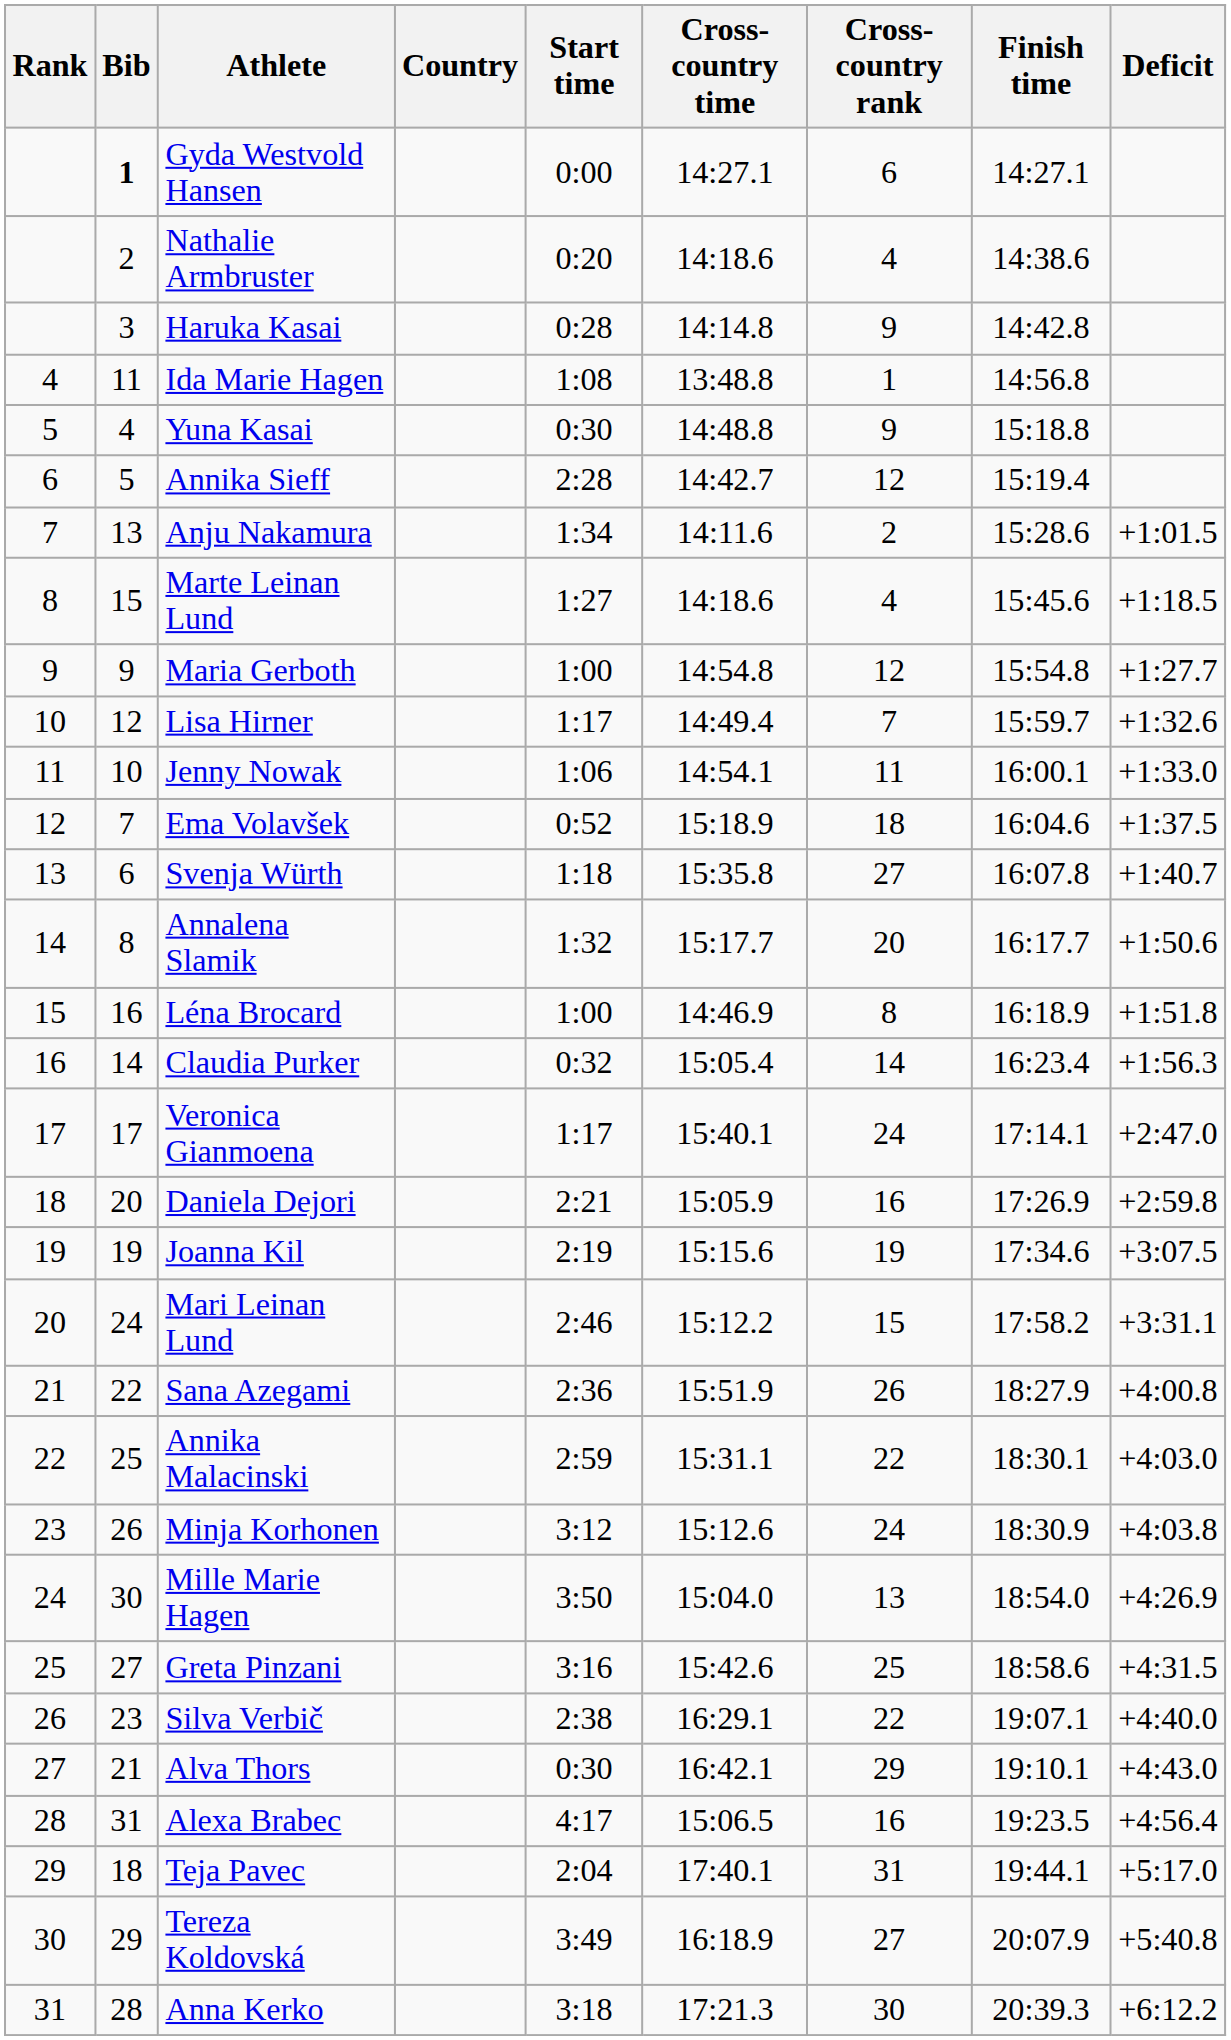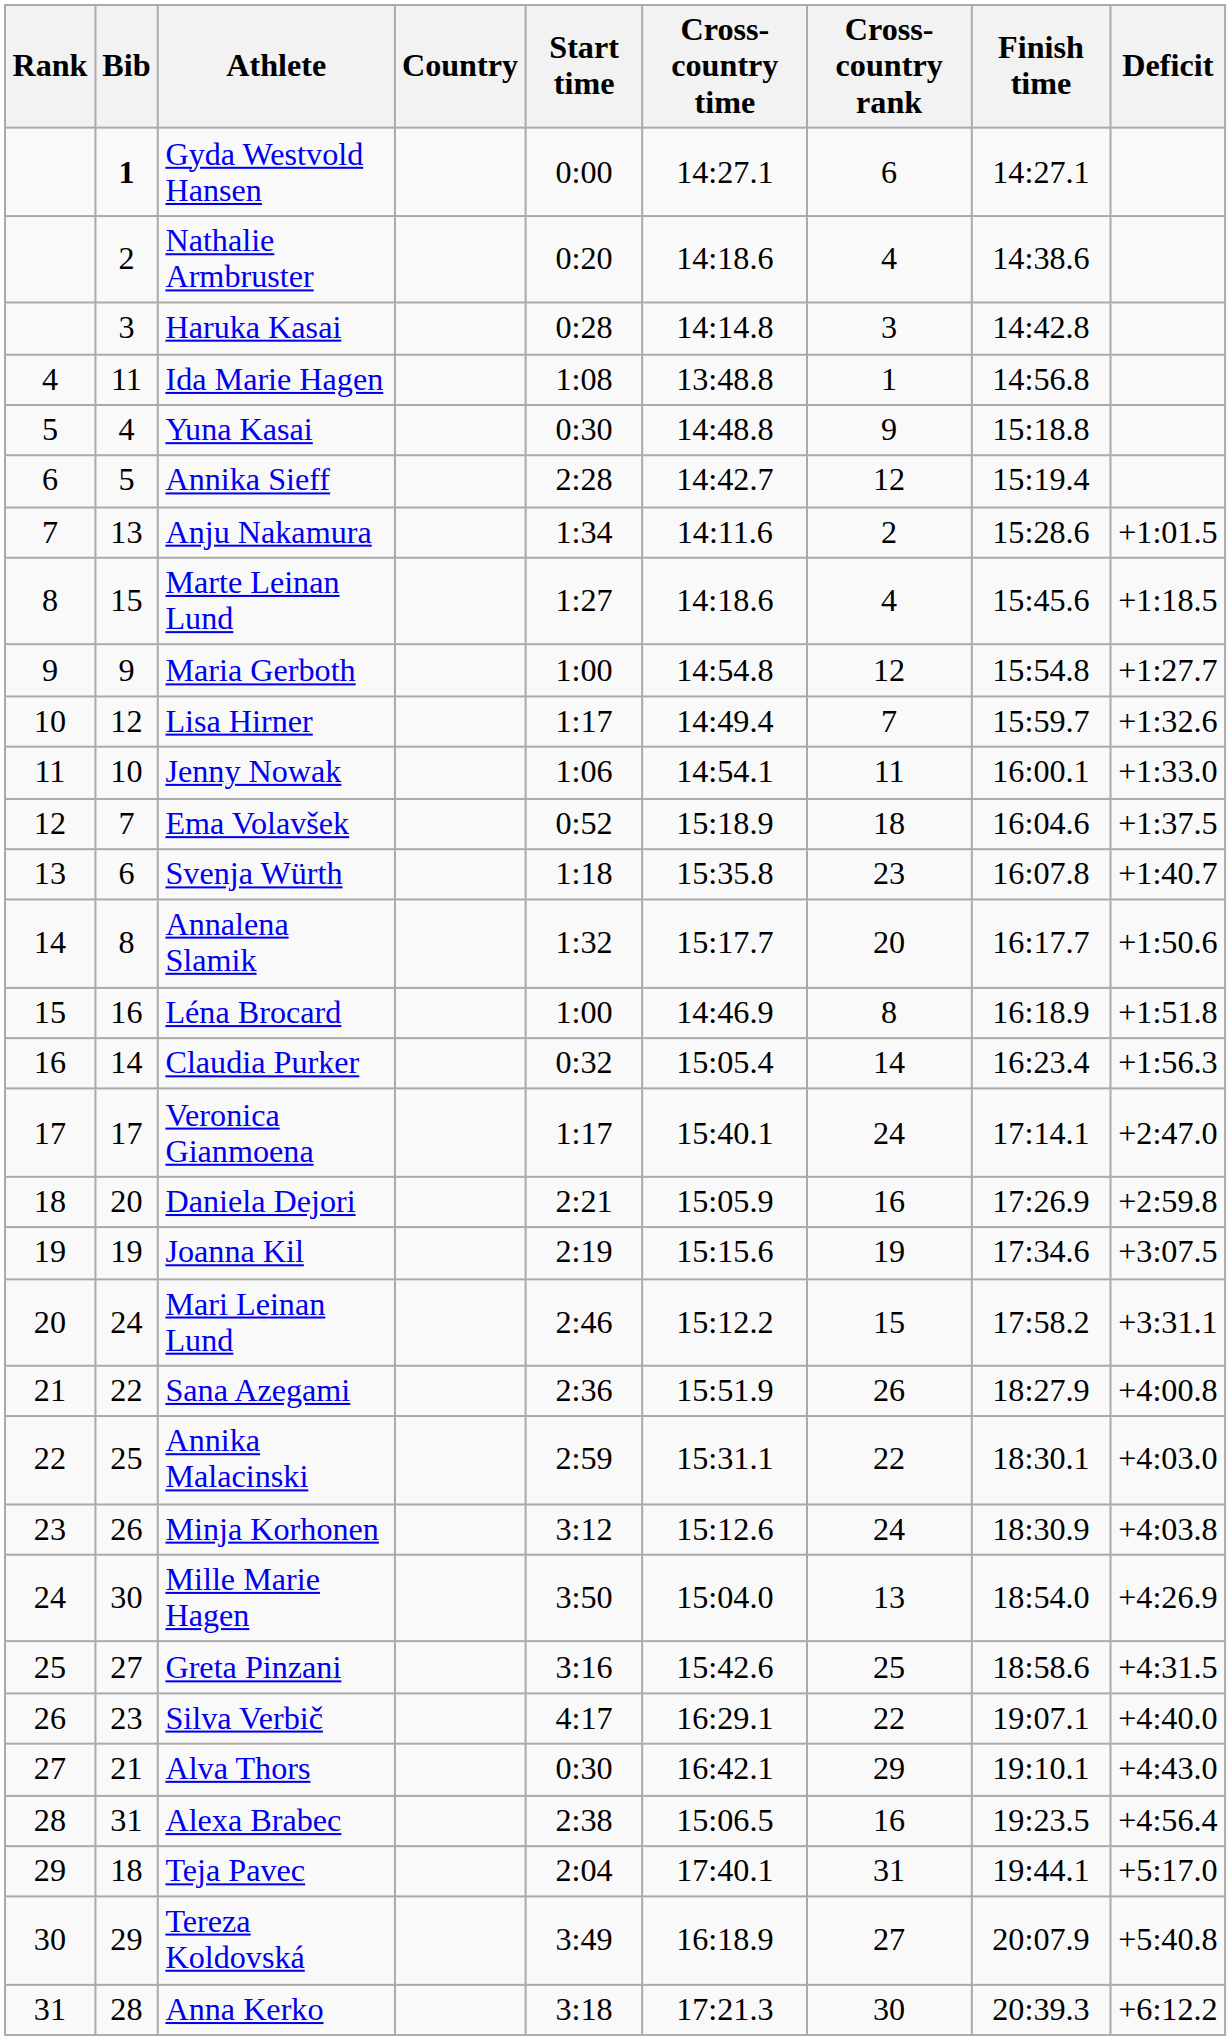(889, 327) 9 -> (889, 327) 3
(889, 873) 27 -> (889, 873) 23
(584, 1717) 2:38 -> (584, 1717) 4:17
(584, 1819) 4:17 -> (584, 1819) 2:38
